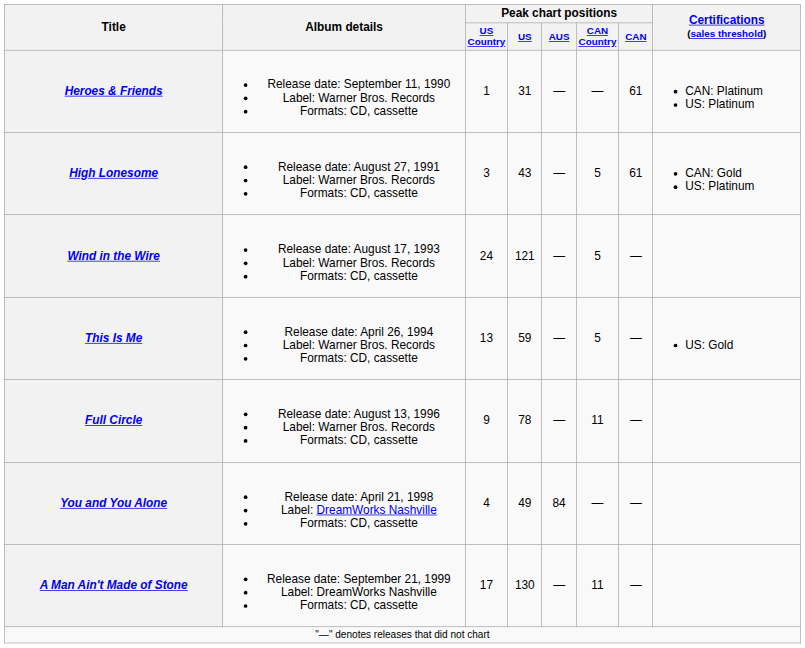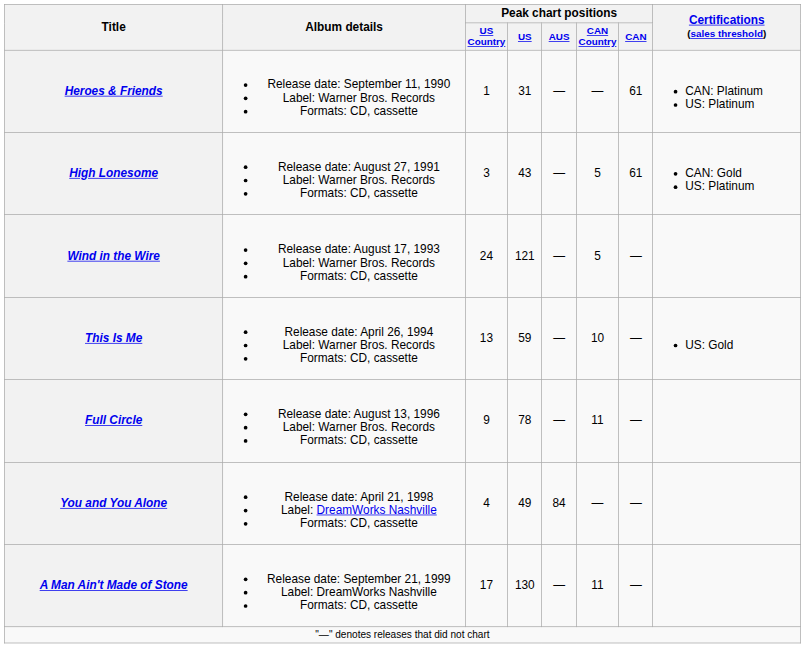(597, 338) 5 -> (597, 338) 10
